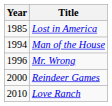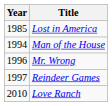(17, 77) 2000 -> (17, 77) 1997
